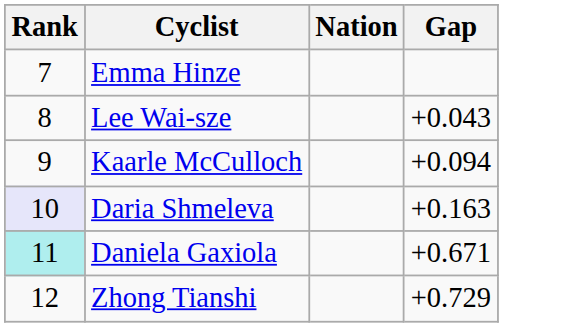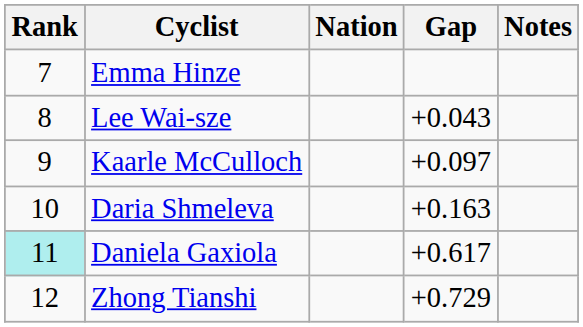+ column: (538, 27)
(451, 162) +0.094 -> (451, 162) +0.097
(45, 207) lavender background -> (45, 207) no background
(451, 252) +0.671 -> (451, 252) +0.617
